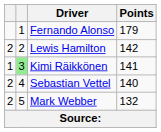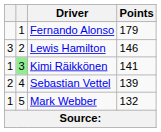(10, 48) 2 -> (10, 48) 3
(129, 48) 142 -> (129, 48) 146
(129, 83) 140 -> (129, 83) 139
(10, 101) 2 -> (10, 101) 1
